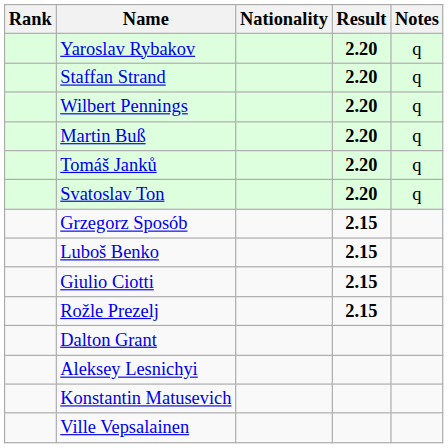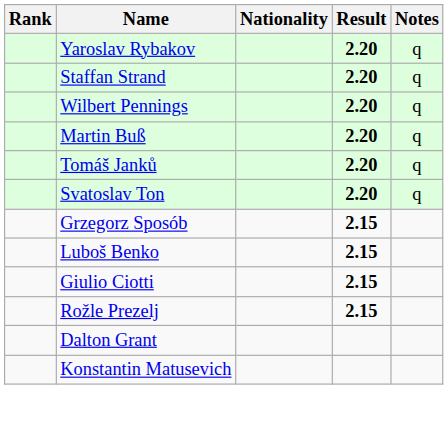- row: (129, 369)
- row: (125, 427)
